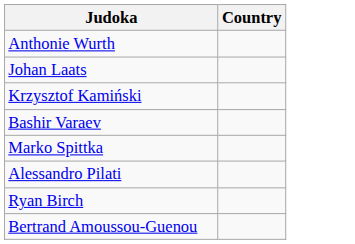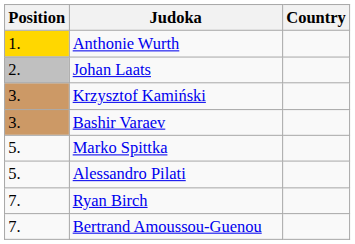+ column: (37, 17)
